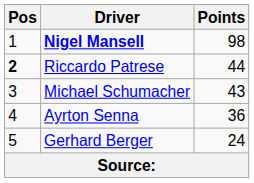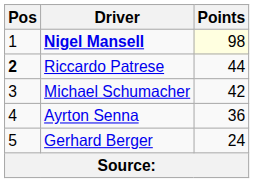(237, 42) no background -> (237, 42) lightyellow background
(237, 91) 43 -> (237, 91) 42
